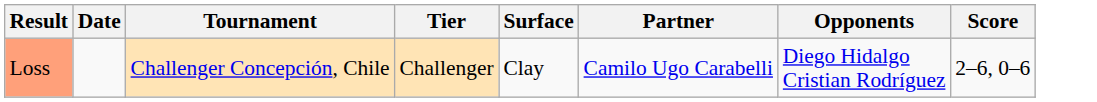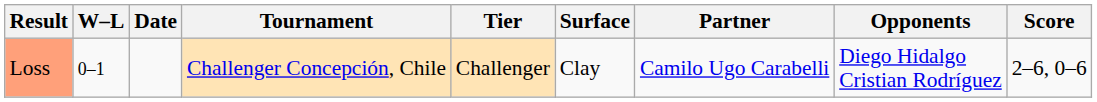+ column: (101, 21)
